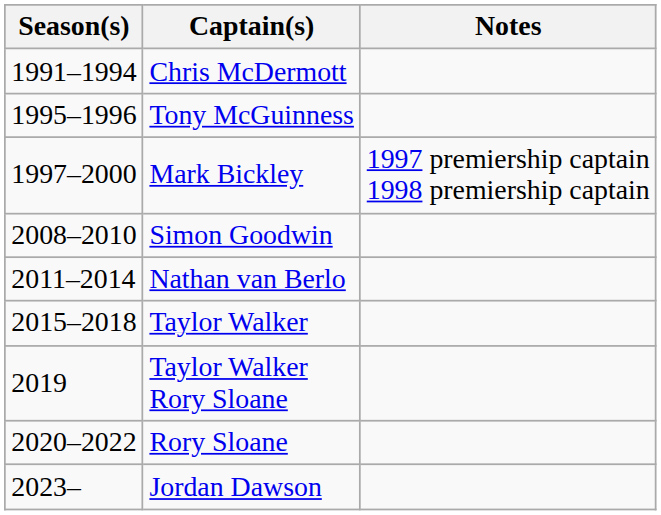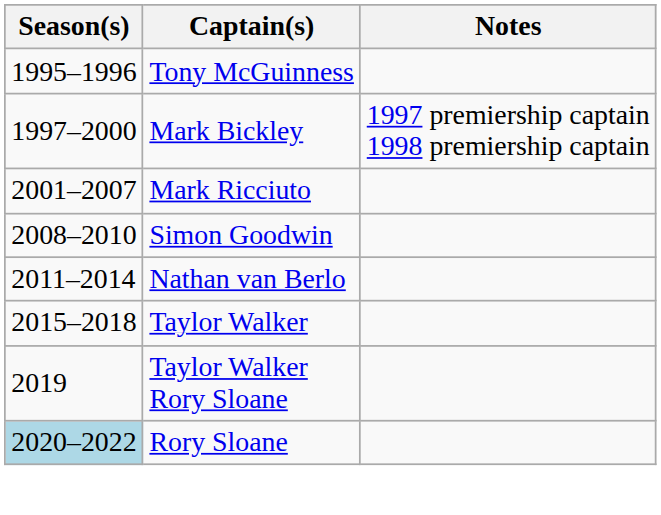- row: (248, 70)
+ row: (230, 190)
(74, 442) no background -> (74, 442) lightblue background
- row: (236, 486)
